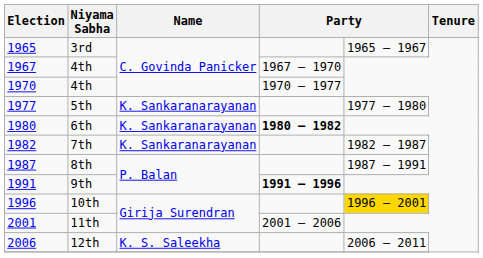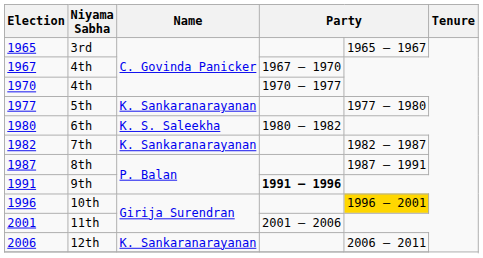(188, 125) K. Sankaranarayanan -> (170, 125) K. S. Saleekha
(302, 125) bold -> (302, 125) normal
(170, 242) K. S. Saleekha -> (188, 242) K. Sankaranarayanan
